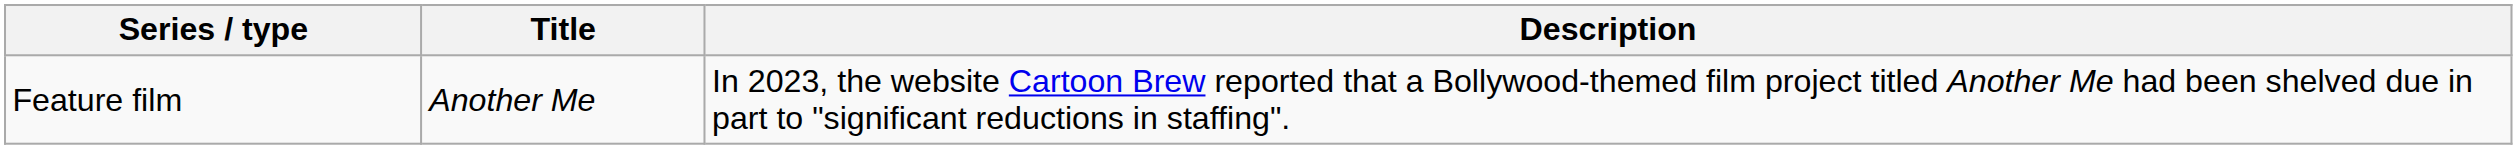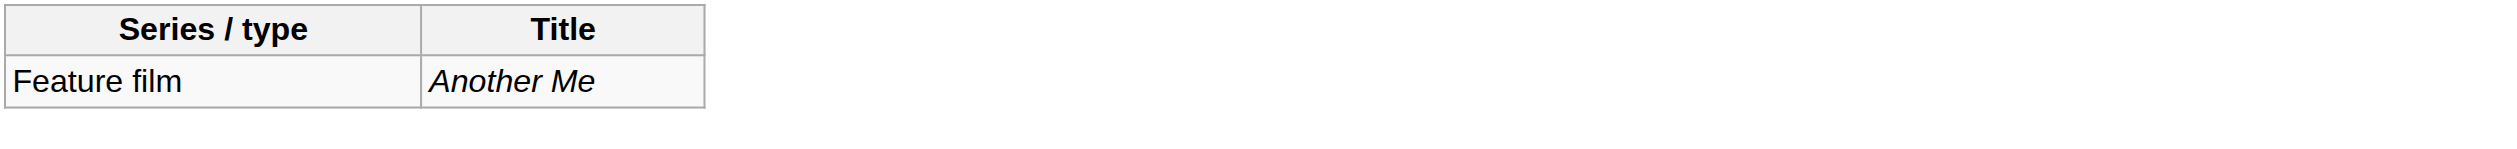- column: (1608, 30)
